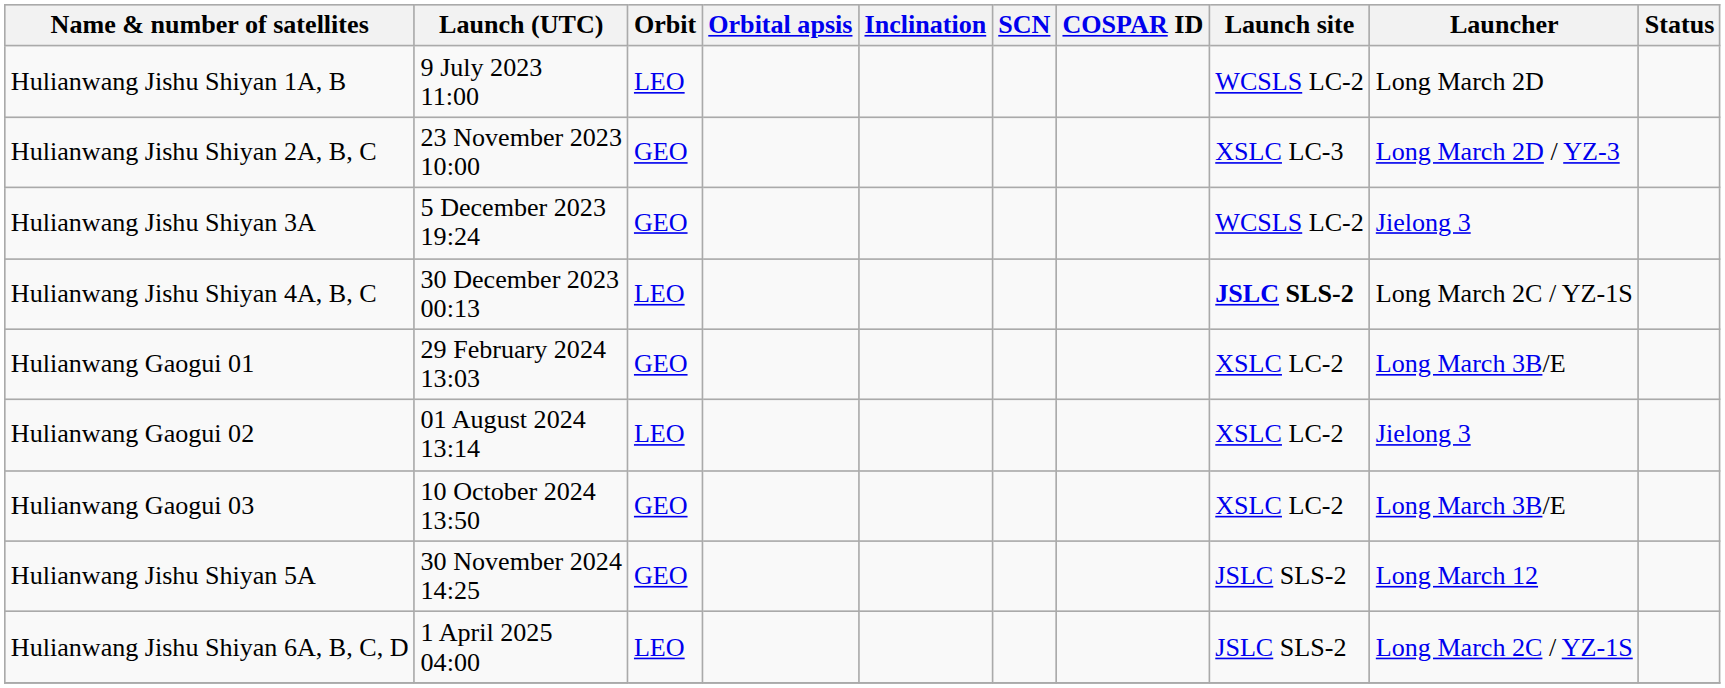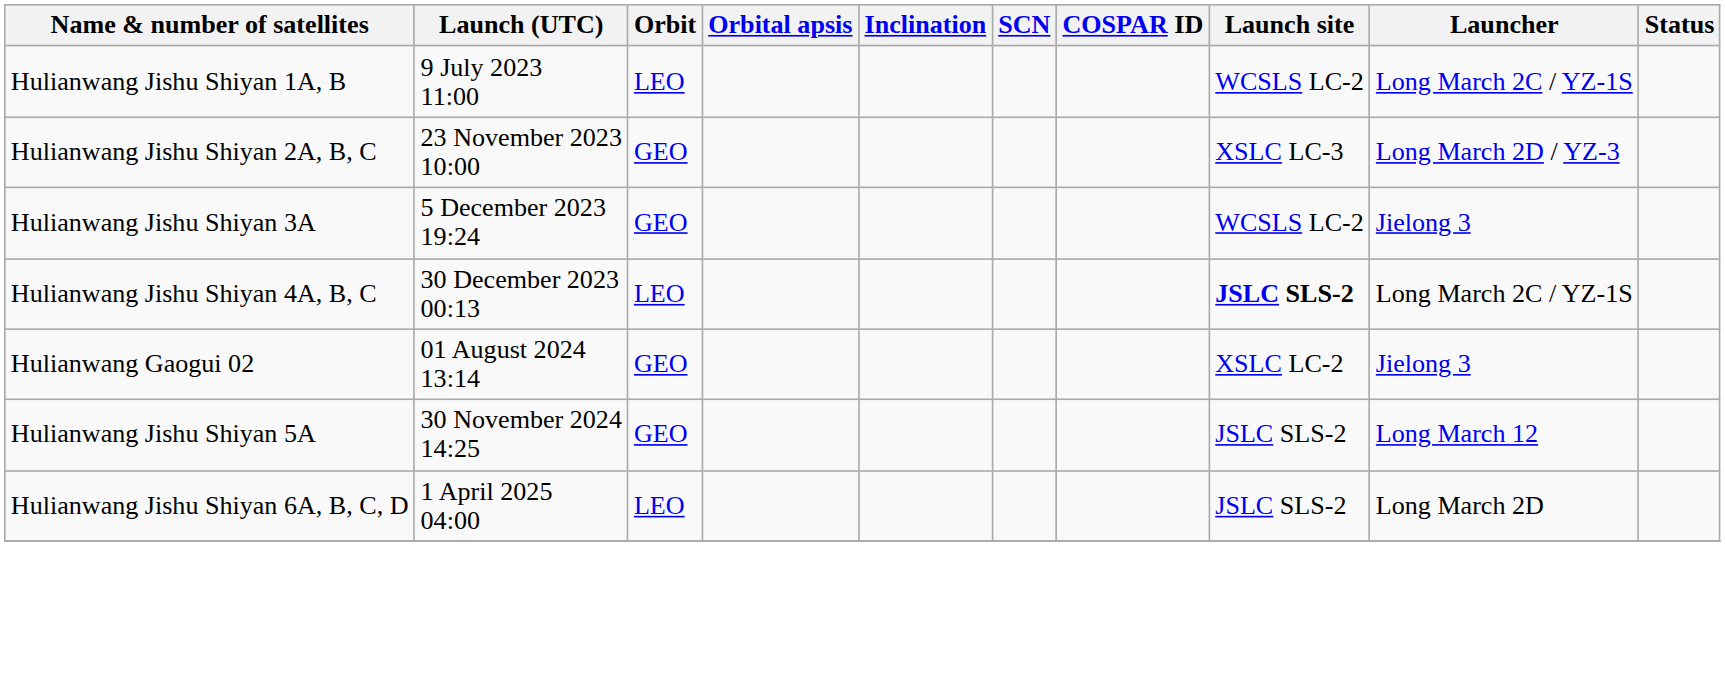(1460, 81) Long March 2D -> (1504, 81) Long March 2C / YZ-1S
- row: (133, 364)
(659, 434) LEO -> (661, 364) GEO
- row: (133, 505)
(1504, 646) Long March 2C / YZ-1S -> (1460, 505) Long March 2D
